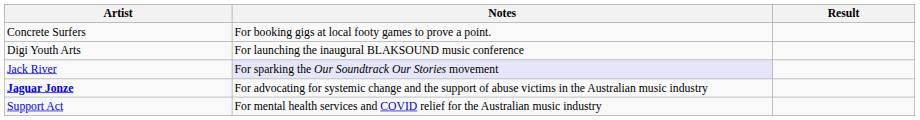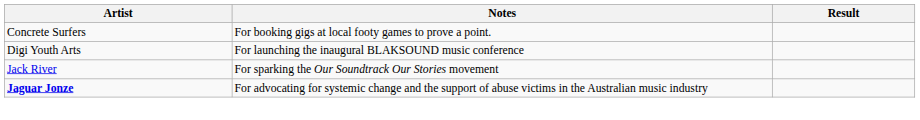(367, 69) lavender background -> (367, 69) no background
- row: (35, 106)
